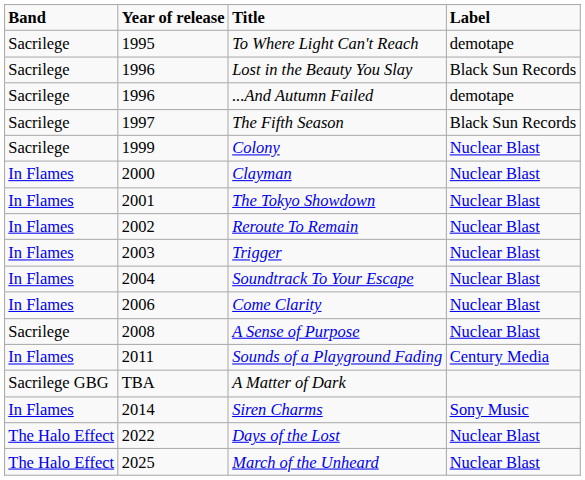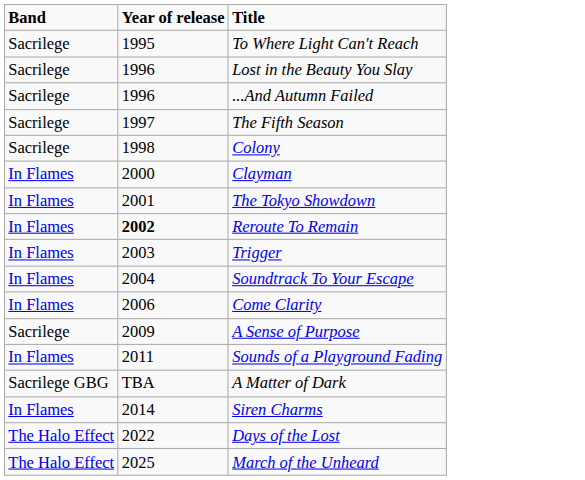- column: (470, 17)
(138, 148) 1999 -> (138, 148) 1998
(138, 226) normal -> (138, 226) bold
(138, 331) 2008 -> (138, 331) 2009
